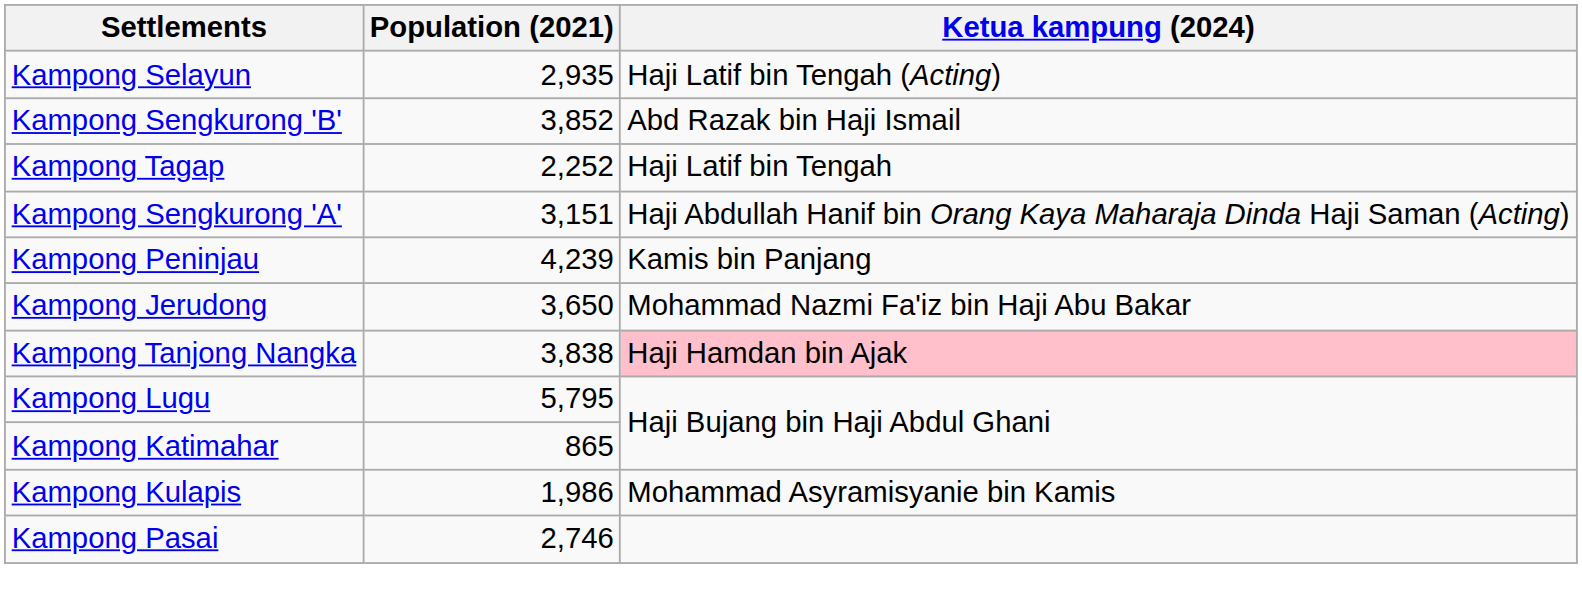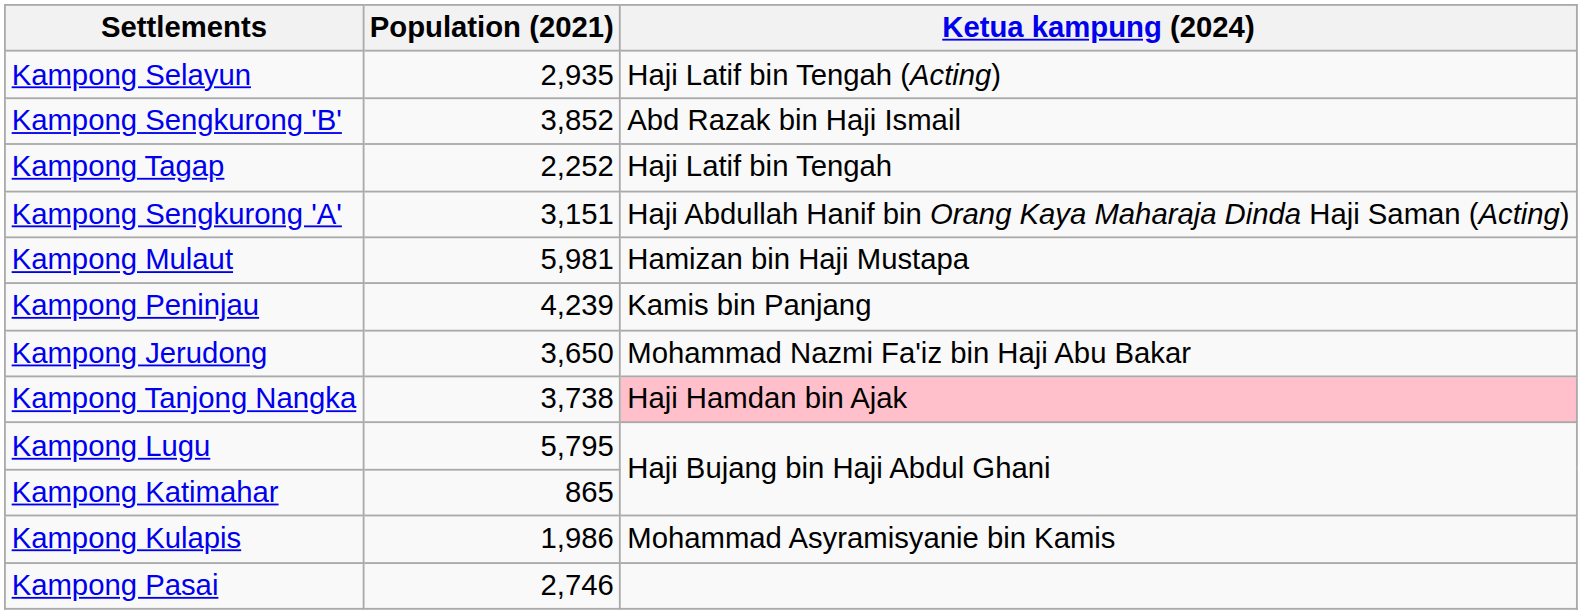+ row: (122, 259)
(577, 352) 3,838 -> (577, 399) 3,738
